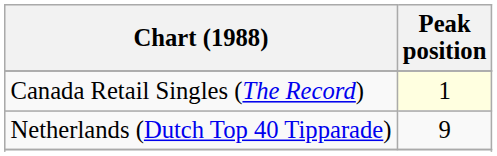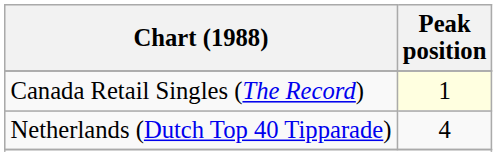(445, 129) 9 -> (445, 129) 4
